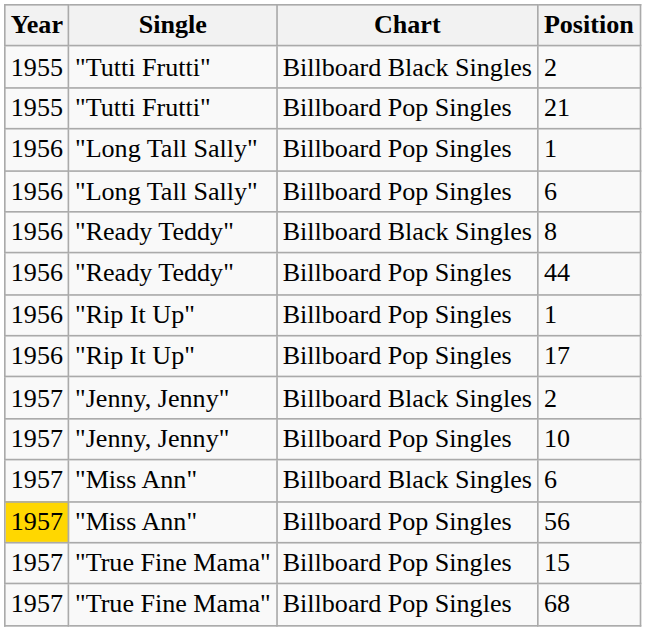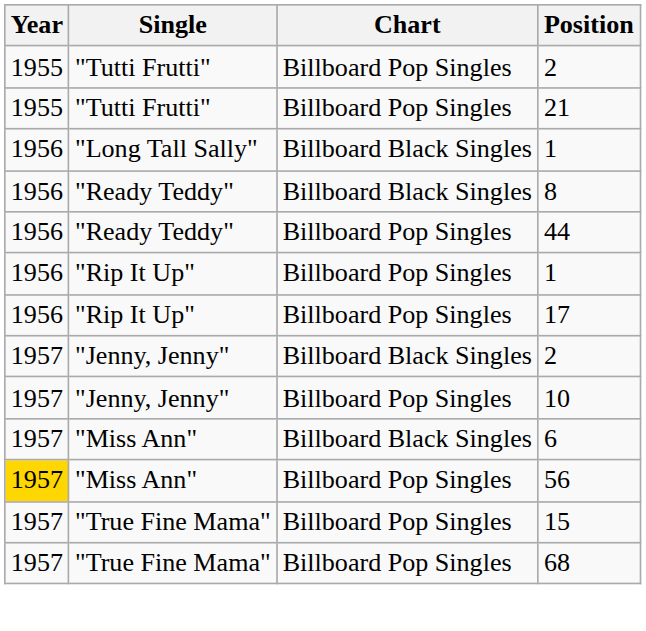(407, 66) Billboard Black Singles -> (397, 66) Billboard Pop Singles
(397, 149) Billboard Pop Singles -> (407, 149) Billboard Black Singles
- row: (166, 190)
